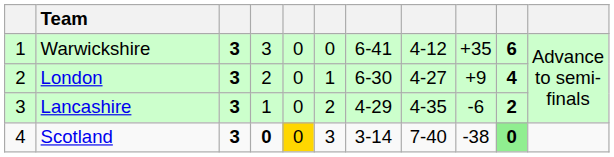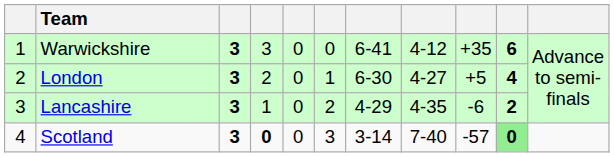(476, 78) +9 -> (476, 78) +5
(298, 136) gold background -> (298, 136) no background
(476, 136) -38 -> (476, 136) -57
